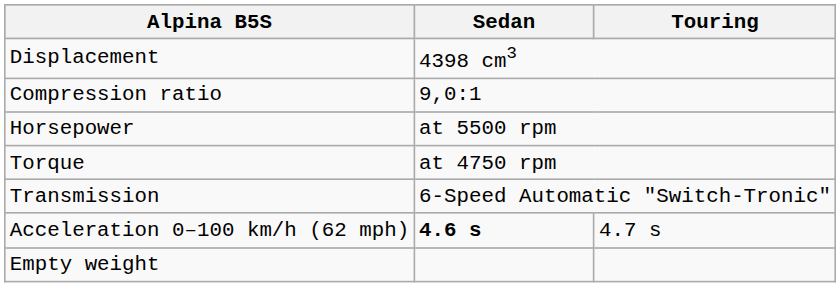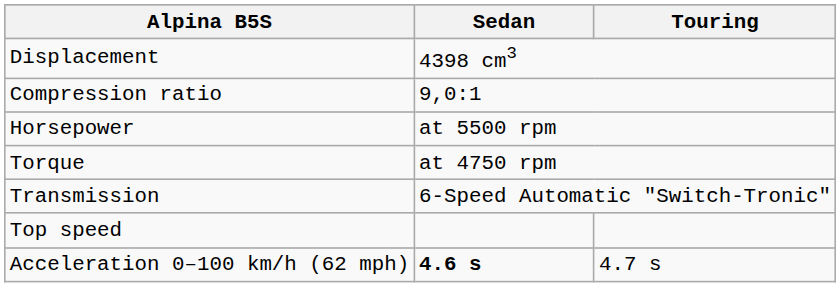+ row: (66, 230)
- row: (85, 264)
